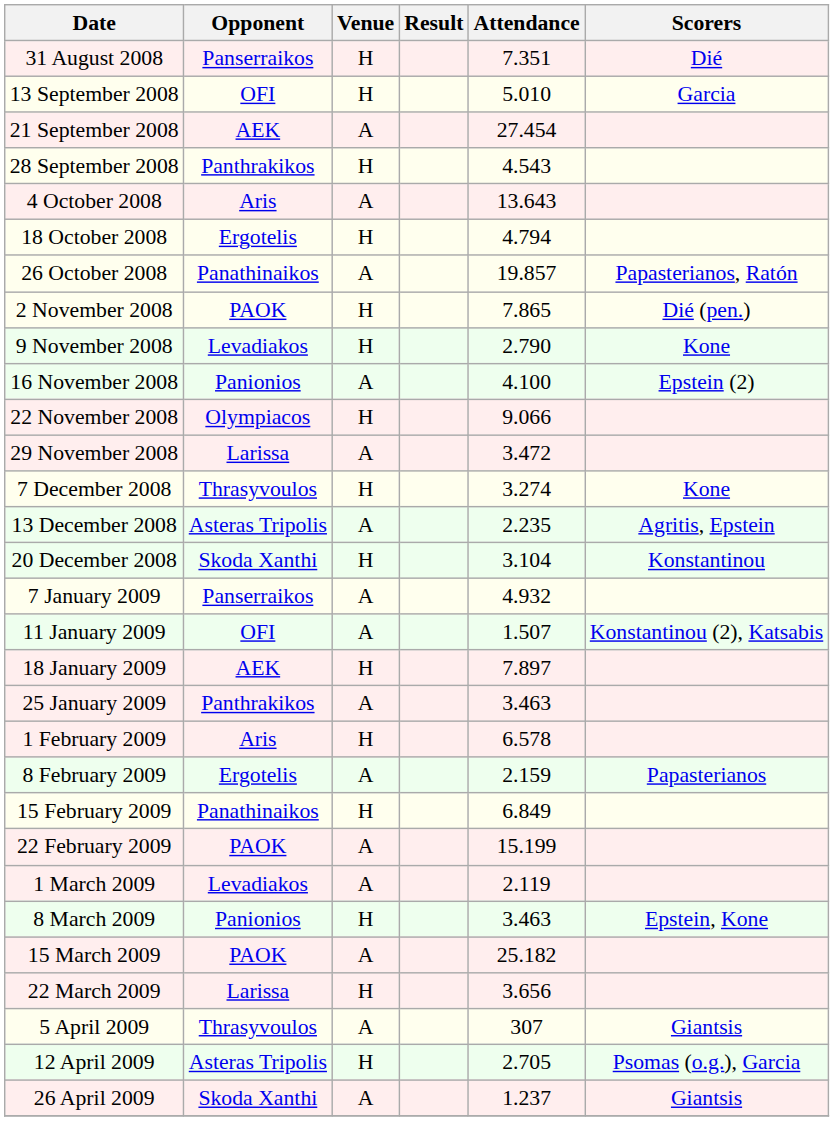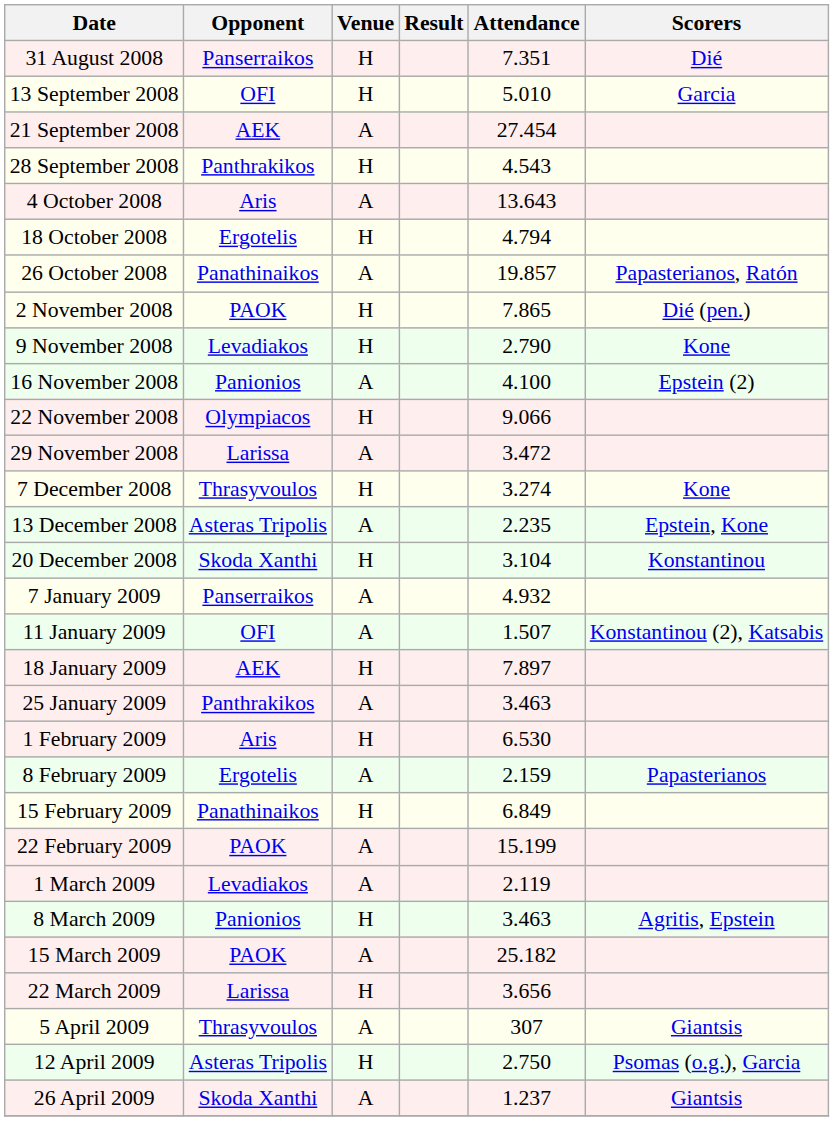(707, 524) Agritis, Epstein -> (707, 524) Epstein, Kone
(527, 739) 6.578 -> (527, 739) 6.530
(707, 918) Epstein, Kone -> (707, 918) Agritis, Epstein
(527, 1061) 2.705 -> (527, 1061) 2.750
